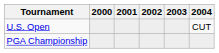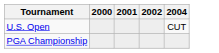- column: (177, 12)
